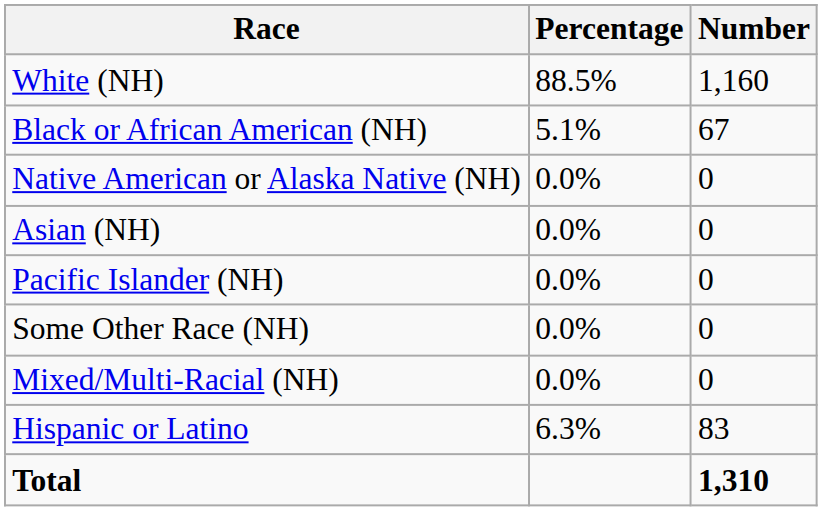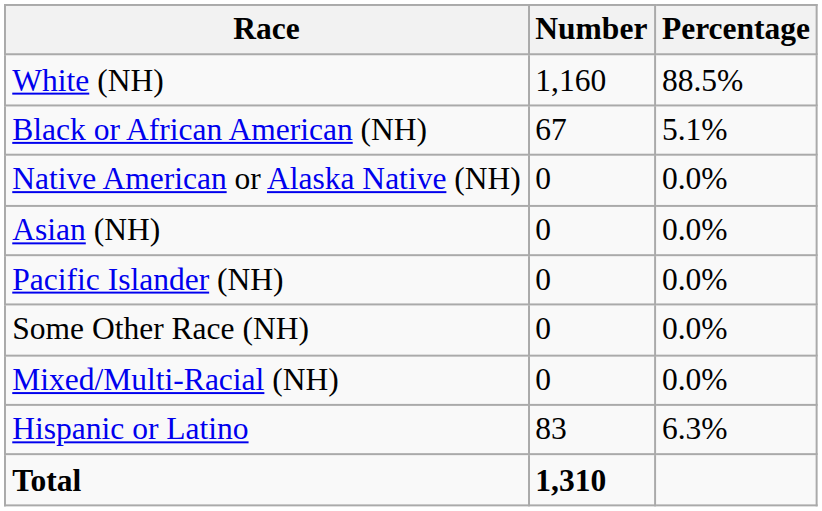columns swapped: (754, 29) <-> (609, 29)
